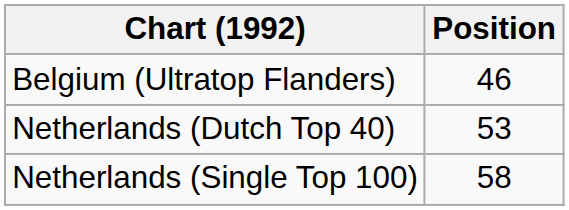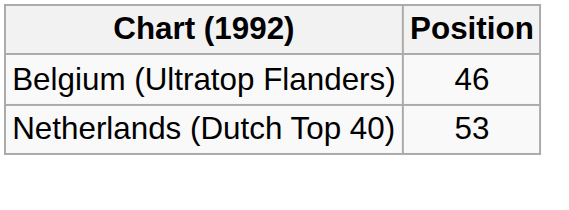- row: (215, 178)
